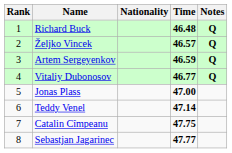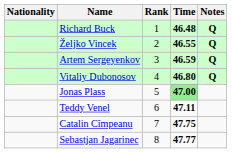columns swapped: (18, 12) <-> (144, 12)
(184, 44) 46.57 -> (184, 44) 46.55
(184, 76) 46.77 -> (184, 76) 46.80
(184, 92) no background -> (184, 92) lightgreen background
(184, 108) 47.14 -> (184, 108) 47.11
